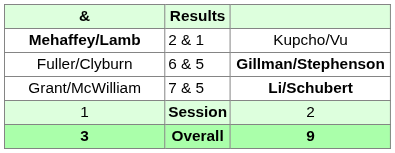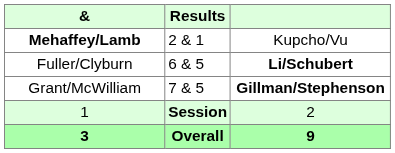(311, 64) Gillman/Stephenson -> (311, 64) Li/Schubert
(311, 88) Li/Schubert -> (311, 88) Gillman/Stephenson
